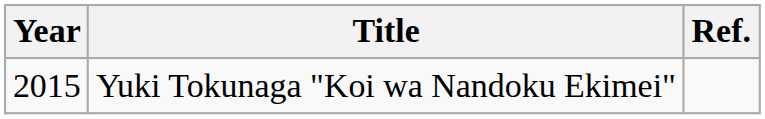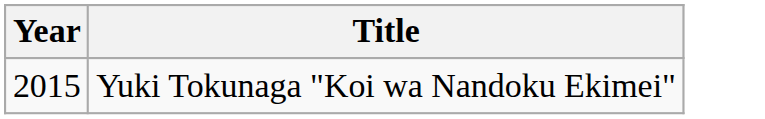- column: (721, 31)
